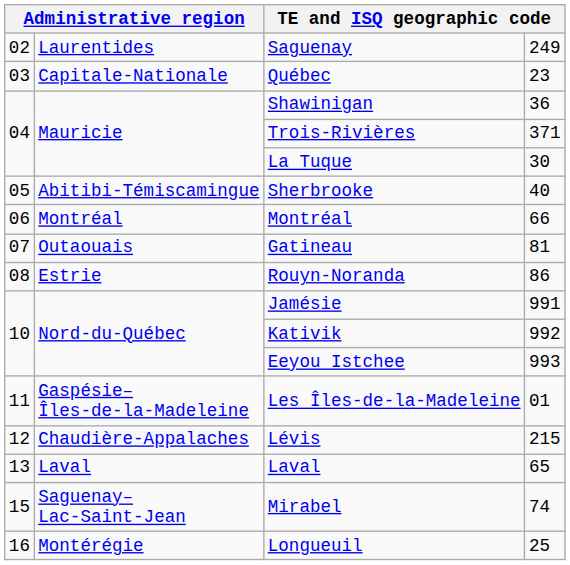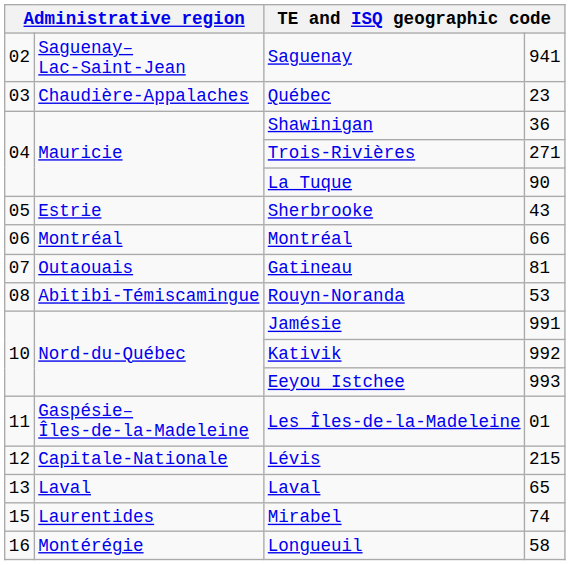(96, 48) Laurentides -> (112, 58) Saguenay– Lac-Saint-Jean
(545, 48) 249 -> (545, 58) 941
(133, 76) Capitale-Nationale -> (144, 96) Chaudière-Appalaches
(545, 133) 371 -> (545, 154) 271
(539, 162) 30 -> (539, 182) 90
(149, 191) Abitibi-Témiscamingue -> (70, 211) Estrie
(539, 191) 40 -> (539, 211) 43
(70, 276) Estrie -> (149, 297) Abitibi-Témiscamingue
(539, 276) 86 -> (539, 297) 53
(144, 440) Chaudière-Appalaches -> (133, 460) Capitale-Nationale
(112, 507) Saguenay– Lac-Saint-Jean -> (96, 517) Laurentides
(539, 546) 25 -> (539, 546) 58
